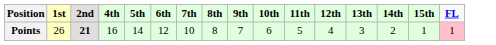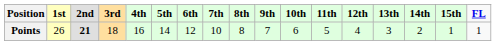+ column: (113, 13)
(452, 31) pink background -> (479, 31) no background
